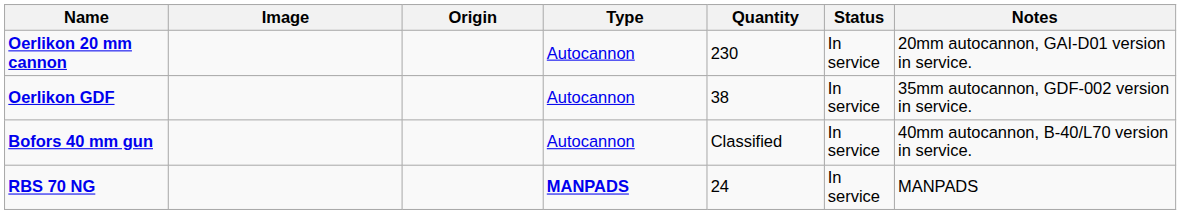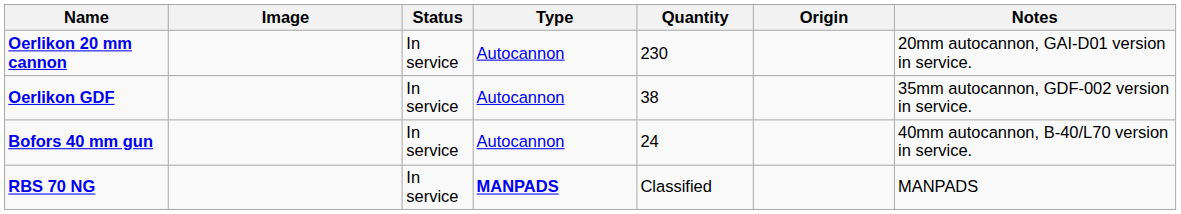columns swapped: (473, 17) <-> (859, 17)
(746, 142) Classified -> (650, 142) 24
(720, 187) 24 -> (676, 187) Classified
